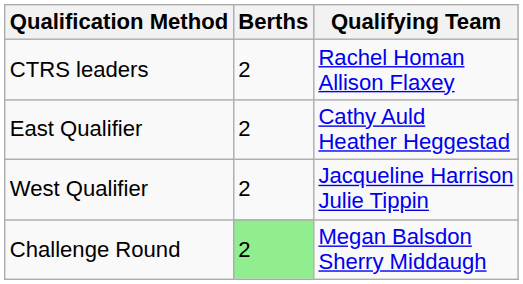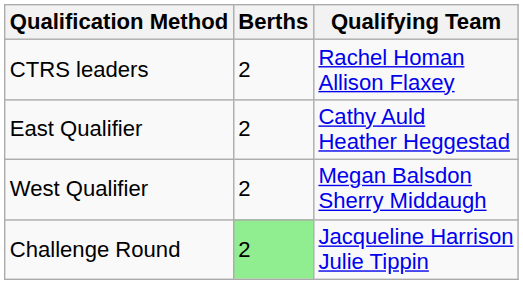(416, 189) Jacqueline Harrison Julie Tippin -> (402, 189) Megan Balsdon Sherry Middaugh
(402, 249) Megan Balsdon Sherry Middaugh -> (416, 249) Jacqueline Harrison Julie Tippin
